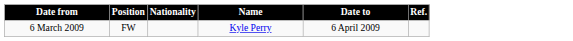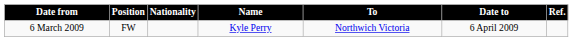+ column: (372, 12)
